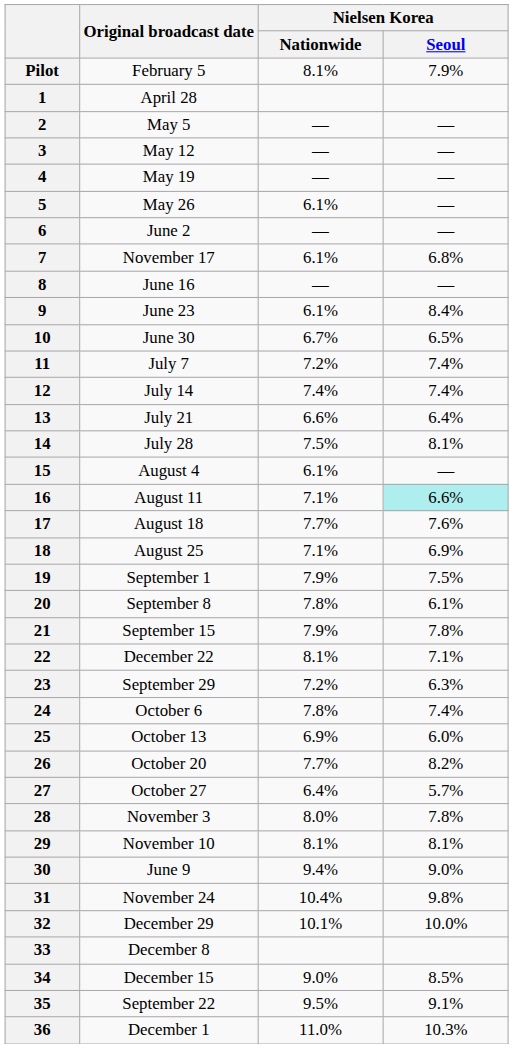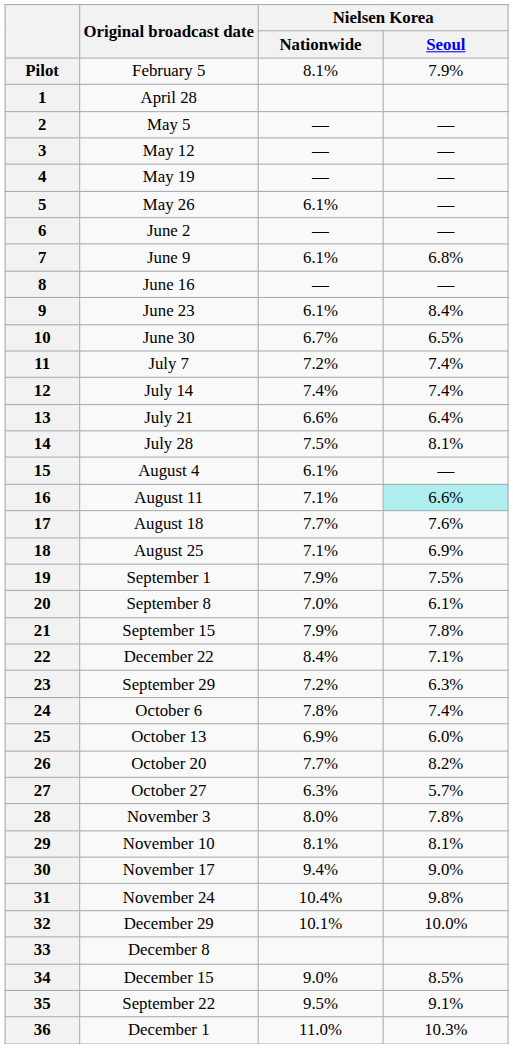(169, 257) November 17 -> (169, 257) June 9
(321, 603) 7.8% -> (321, 603) 7.0%
(321, 657) 8.1% -> (321, 657) 8.4%
(321, 790) 6.4% -> (321, 790) 6.3%
(169, 870) June 9 -> (169, 870) November 17
